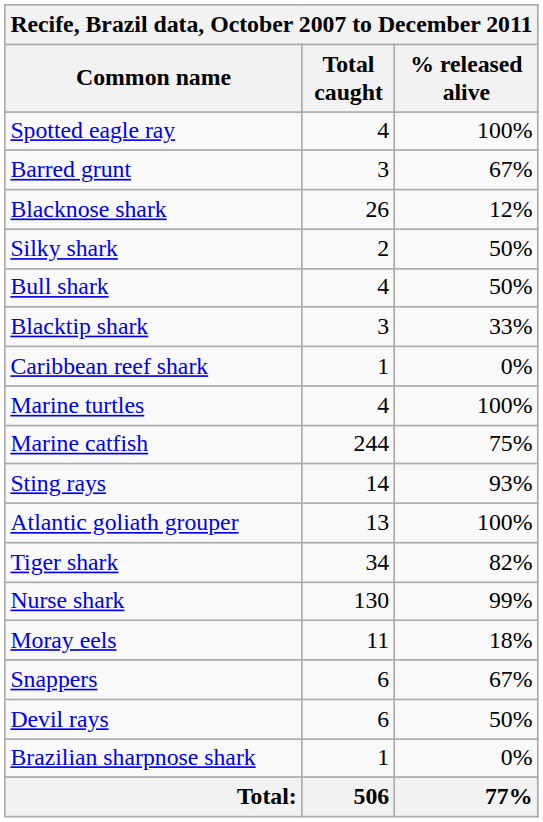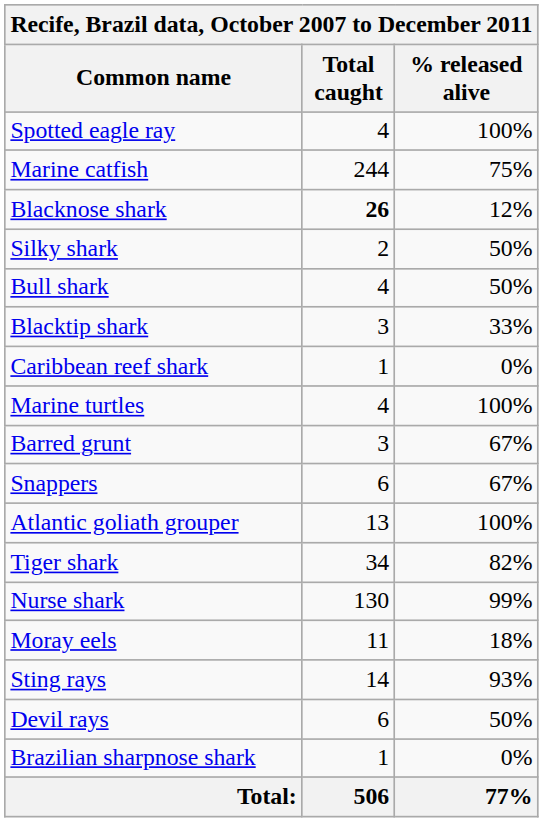rows swapped: (79, 444) <-> (71, 170)
(377, 209) normal -> (377, 209) bold
rows swapped: (58, 483) <-> (54, 679)
